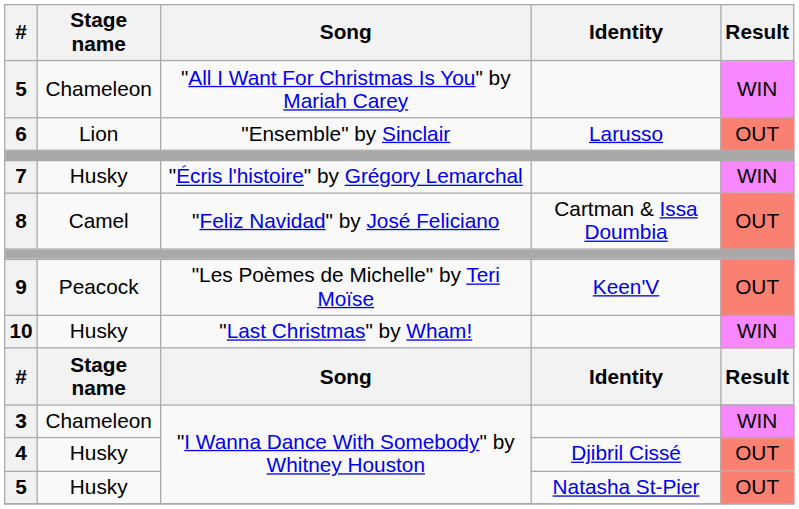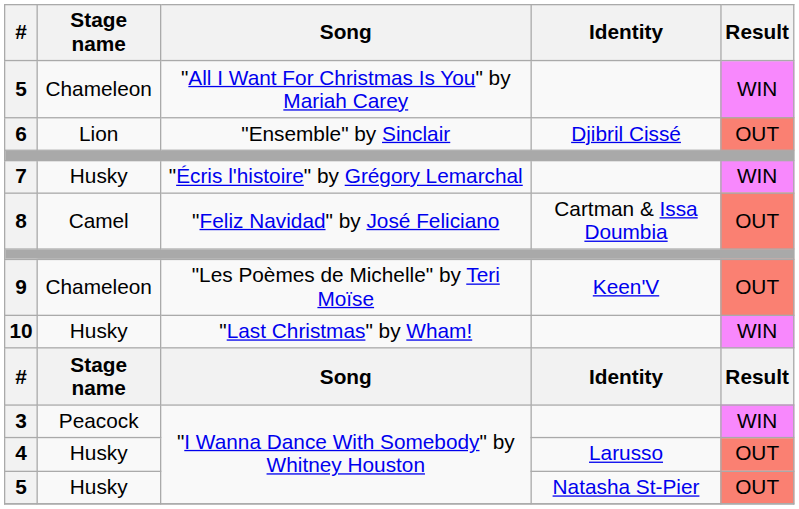(626, 133) Larusso -> (626, 133) Djibril Cissé
(99, 287) Peacock -> (99, 287) Chameleon
(99, 421) Chameleon -> (99, 421) Peacock
(626, 454) Djibril Cissé -> (626, 454) Larusso
